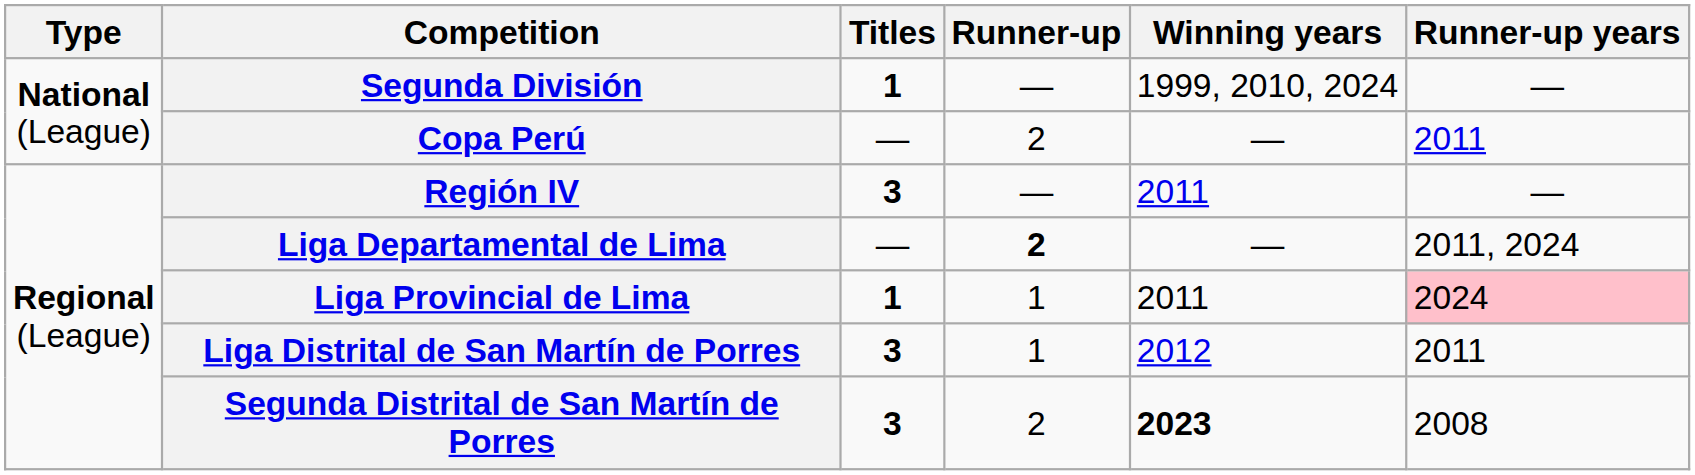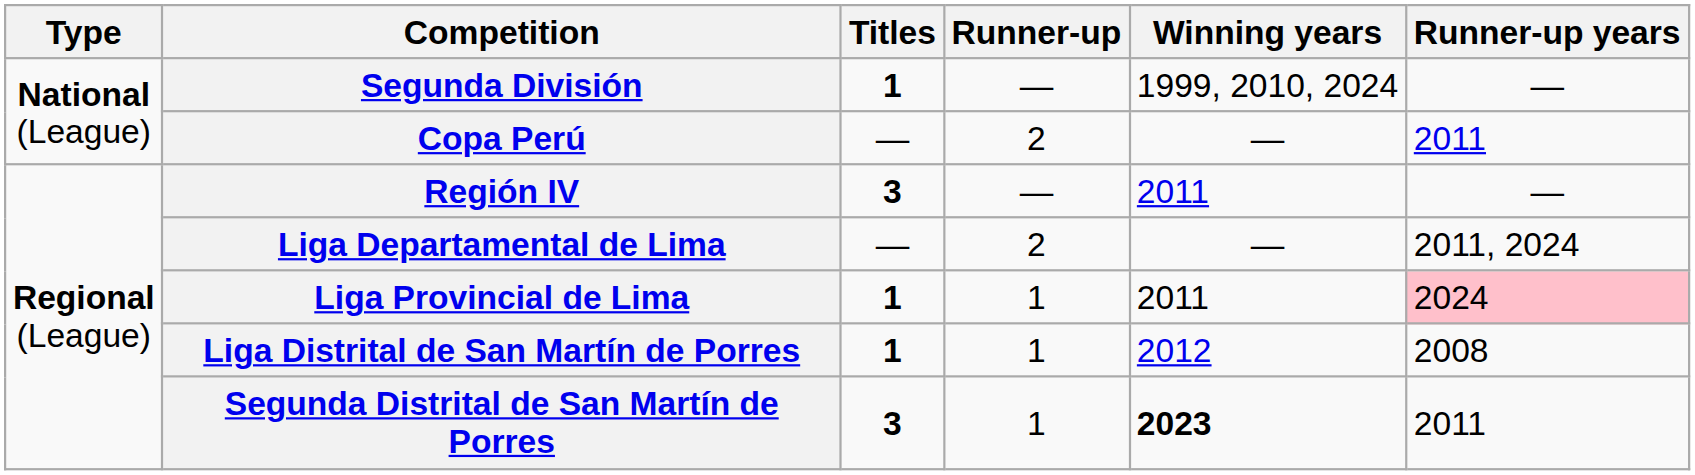(1036, 245) bold -> (1036, 245) normal
(892, 351) 3 -> (892, 351) 1
(1450, 351) 2011 -> (1451, 351) 2008
(1036, 423) 2 -> (1036, 423) 1
(1451, 423) 2008 -> (1450, 423) 2011
